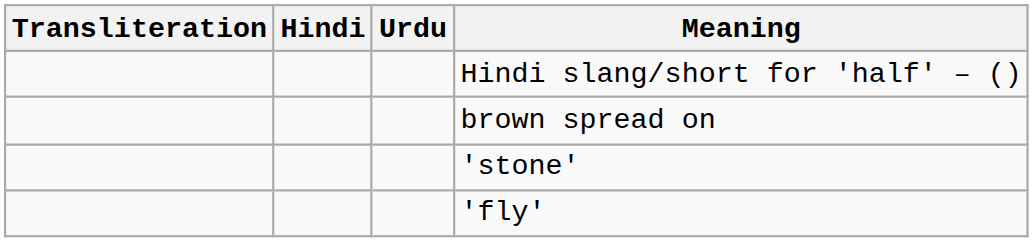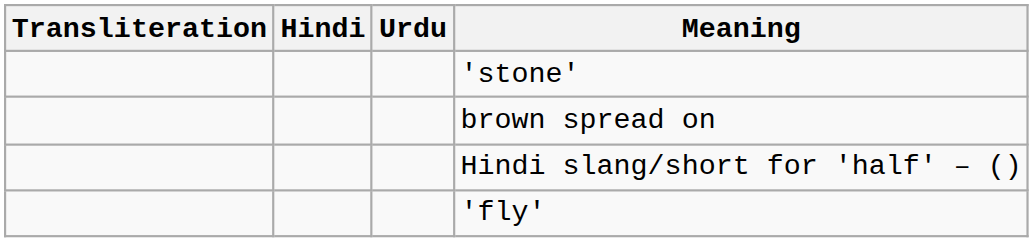rows swapped: (520, 167) <-> (741, 74)
